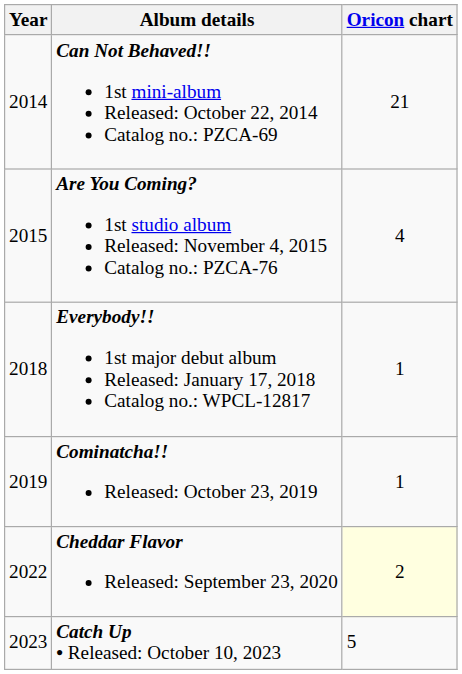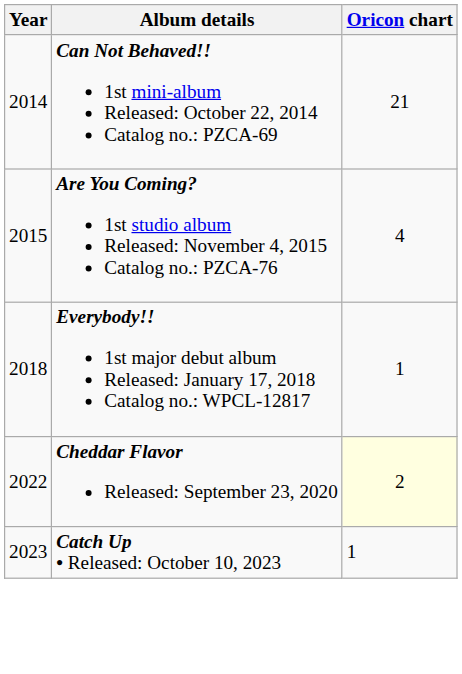- row: (197, 472)
(351, 642) 5 -> (351, 552) 1
